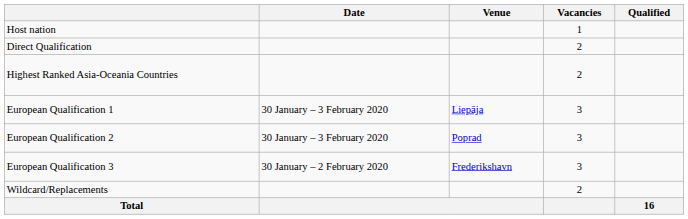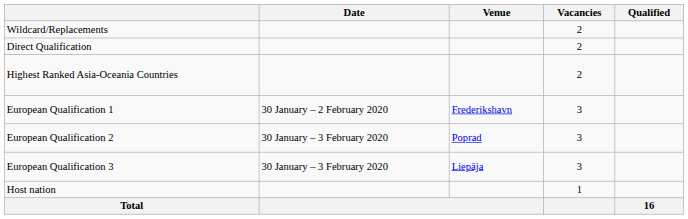rows swapped: (31, 29) <-> (57, 189)
(325, 109) 30 January – 3 February 2020 -> (325, 109) 30 January – 2 February 2020
(468, 109) Liepāja -> (482, 109) Frederikshavn
(325, 166) 30 January – 2 February 2020 -> (325, 166) 30 January – 3 February 2020
(482, 166) Frederikshavn -> (468, 166) Liepāja
